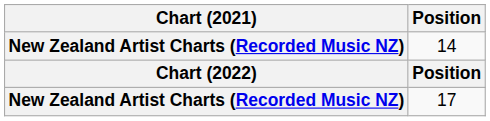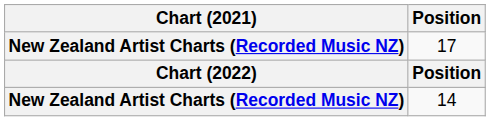rows swapped: (447, 101) <-> (447, 45)
